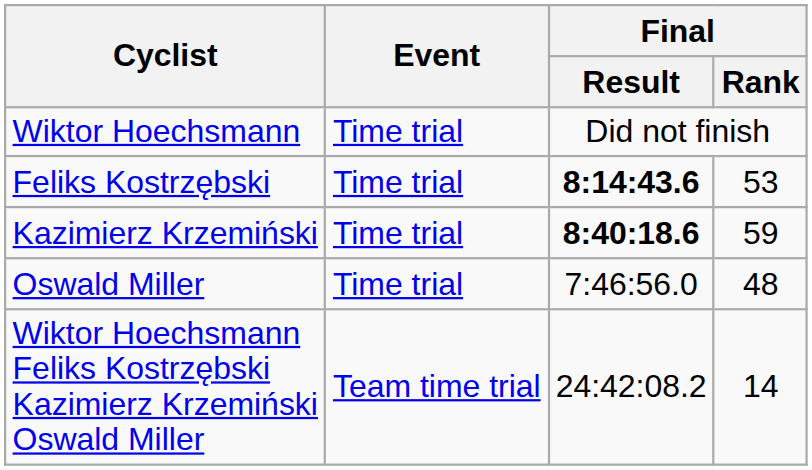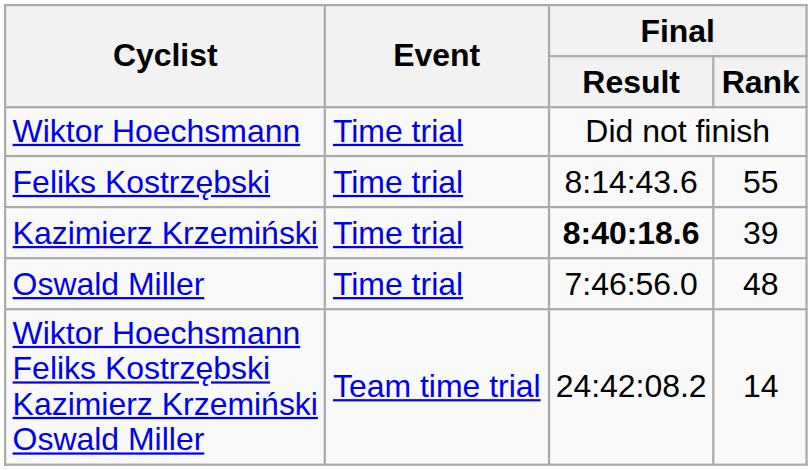(631, 182) bold -> (631, 182) normal
(761, 182) 53 -> (761, 182) 55
(761, 233) 59 -> (761, 233) 39
